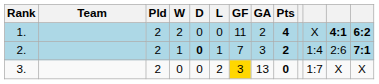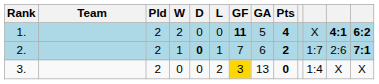(240, 32) normal -> (240, 32) bold
(262, 32) 2 -> (262, 32) 5
(262, 50) 3 -> (262, 50) 6
(315, 50) 1:4 -> (315, 50) 1:7
(315, 69) 1:7 -> (315, 69) 1:4
